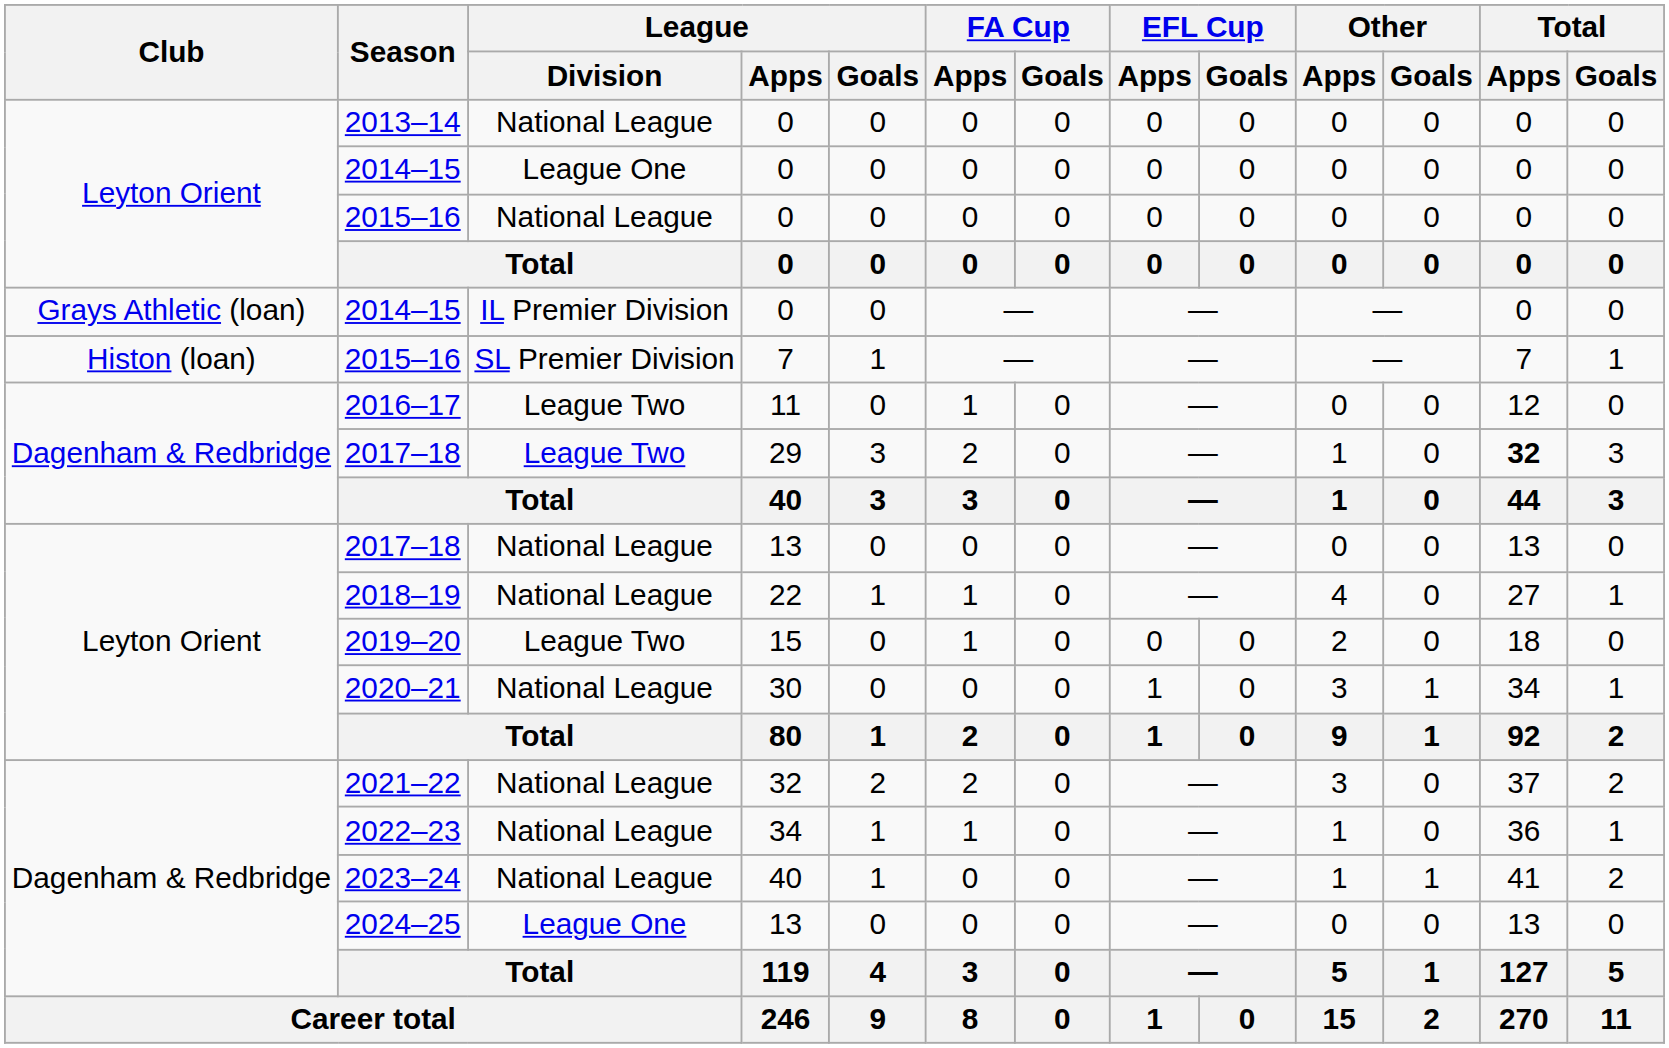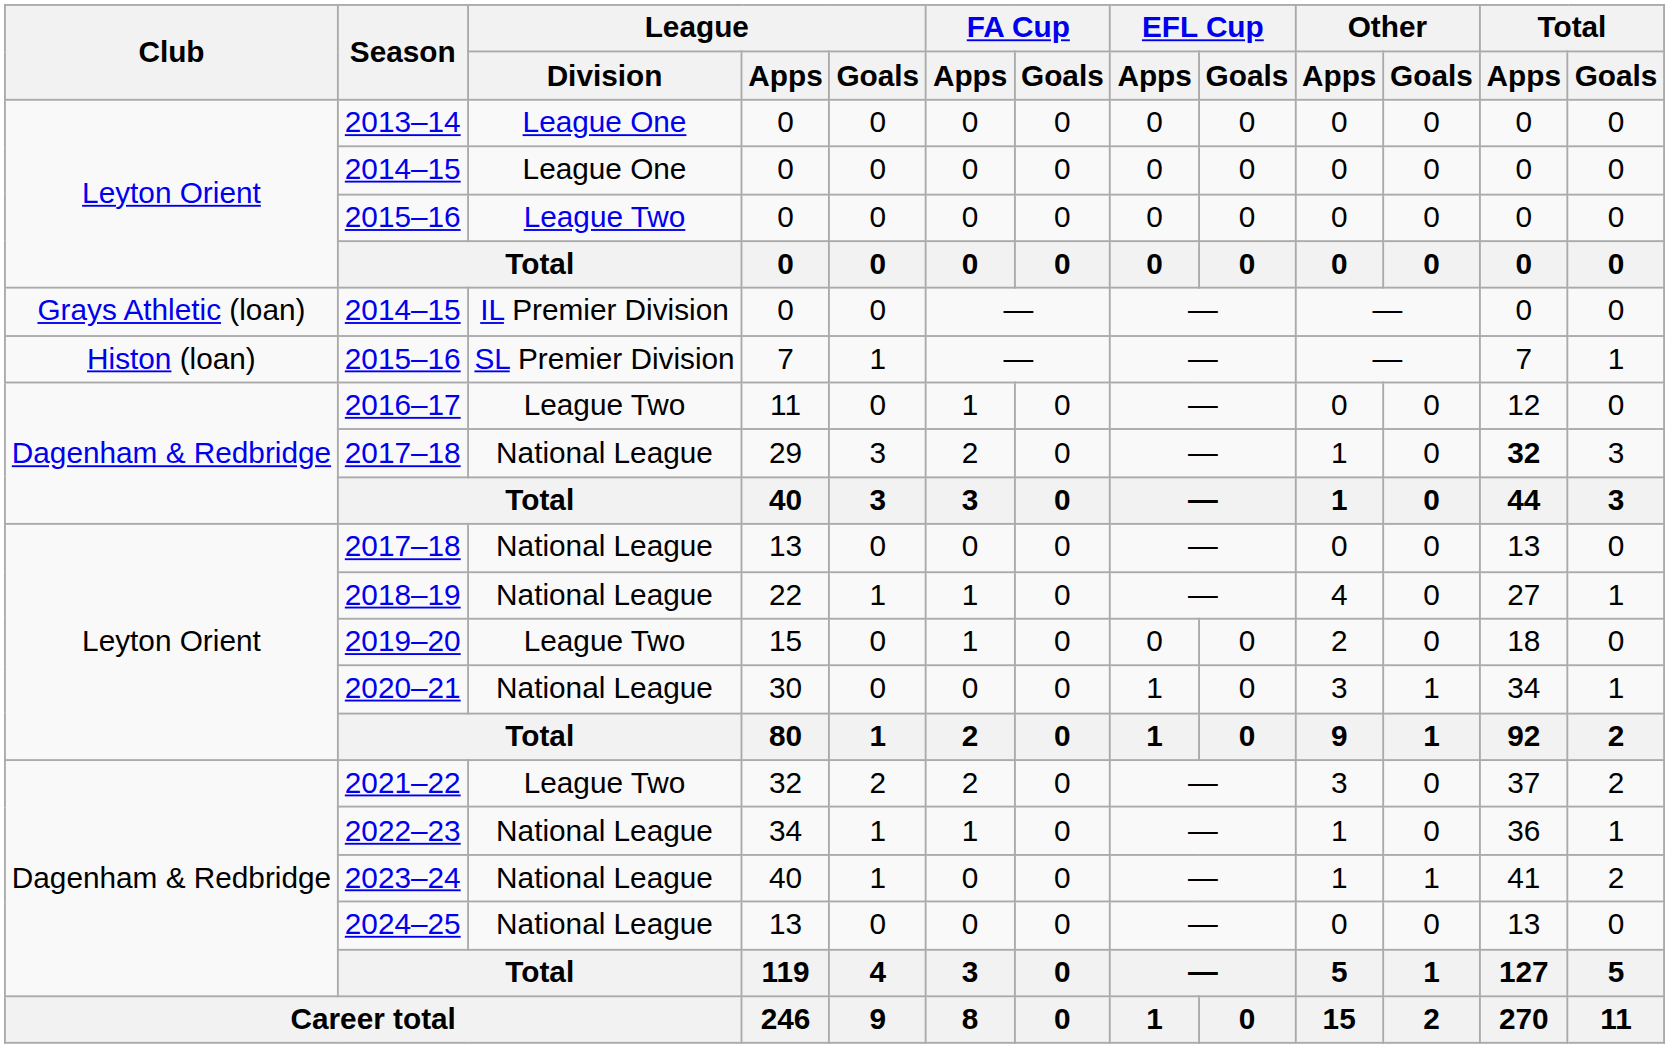(605, 122) National League -> (605, 122) League One
(605, 216) National League -> (605, 216) League Two
(605, 452) League Two -> (605, 452) National League
(605, 783) National League -> (605, 783) League Two
(605, 924) League One -> (605, 924) National League
